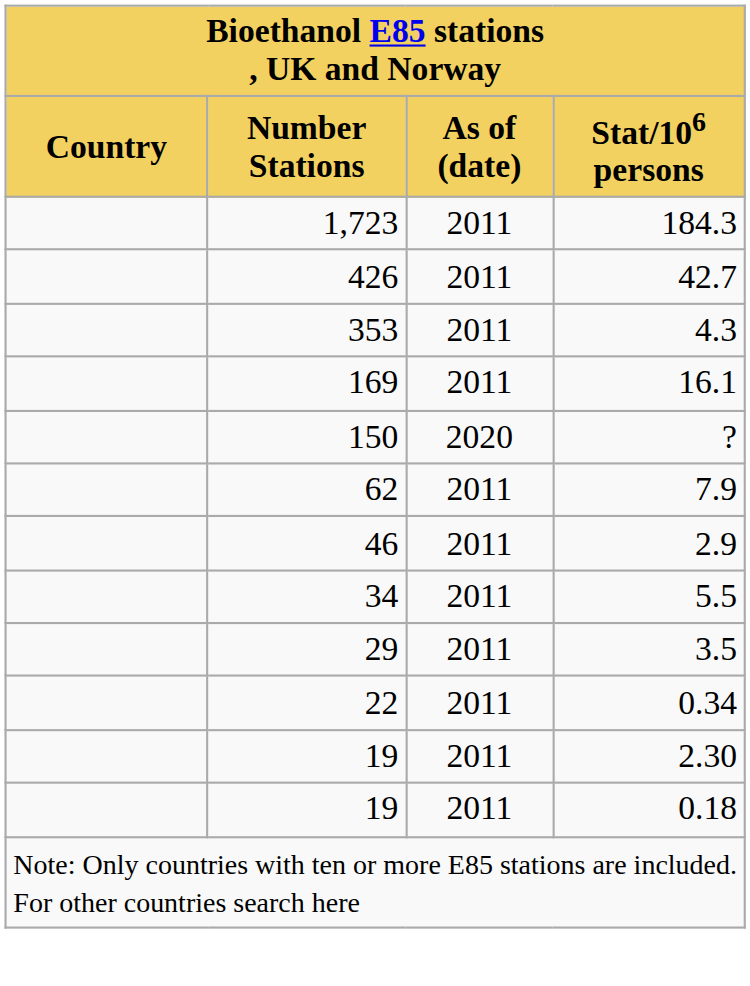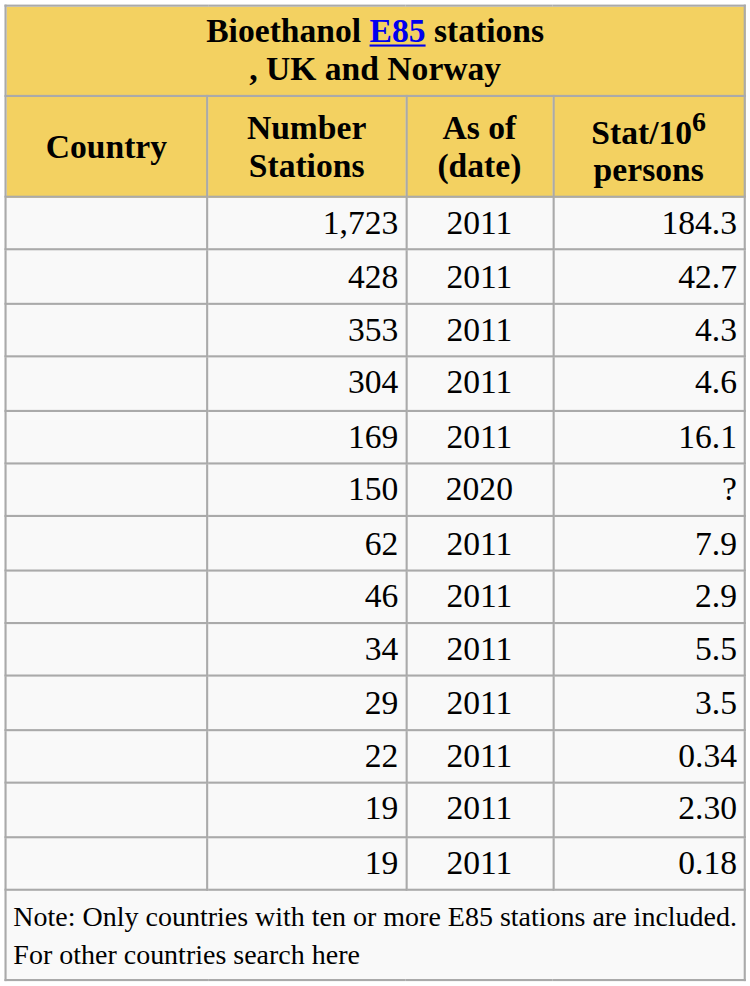(373, 276) 426 -> (373, 276) 428
+ row: (716, 382)
